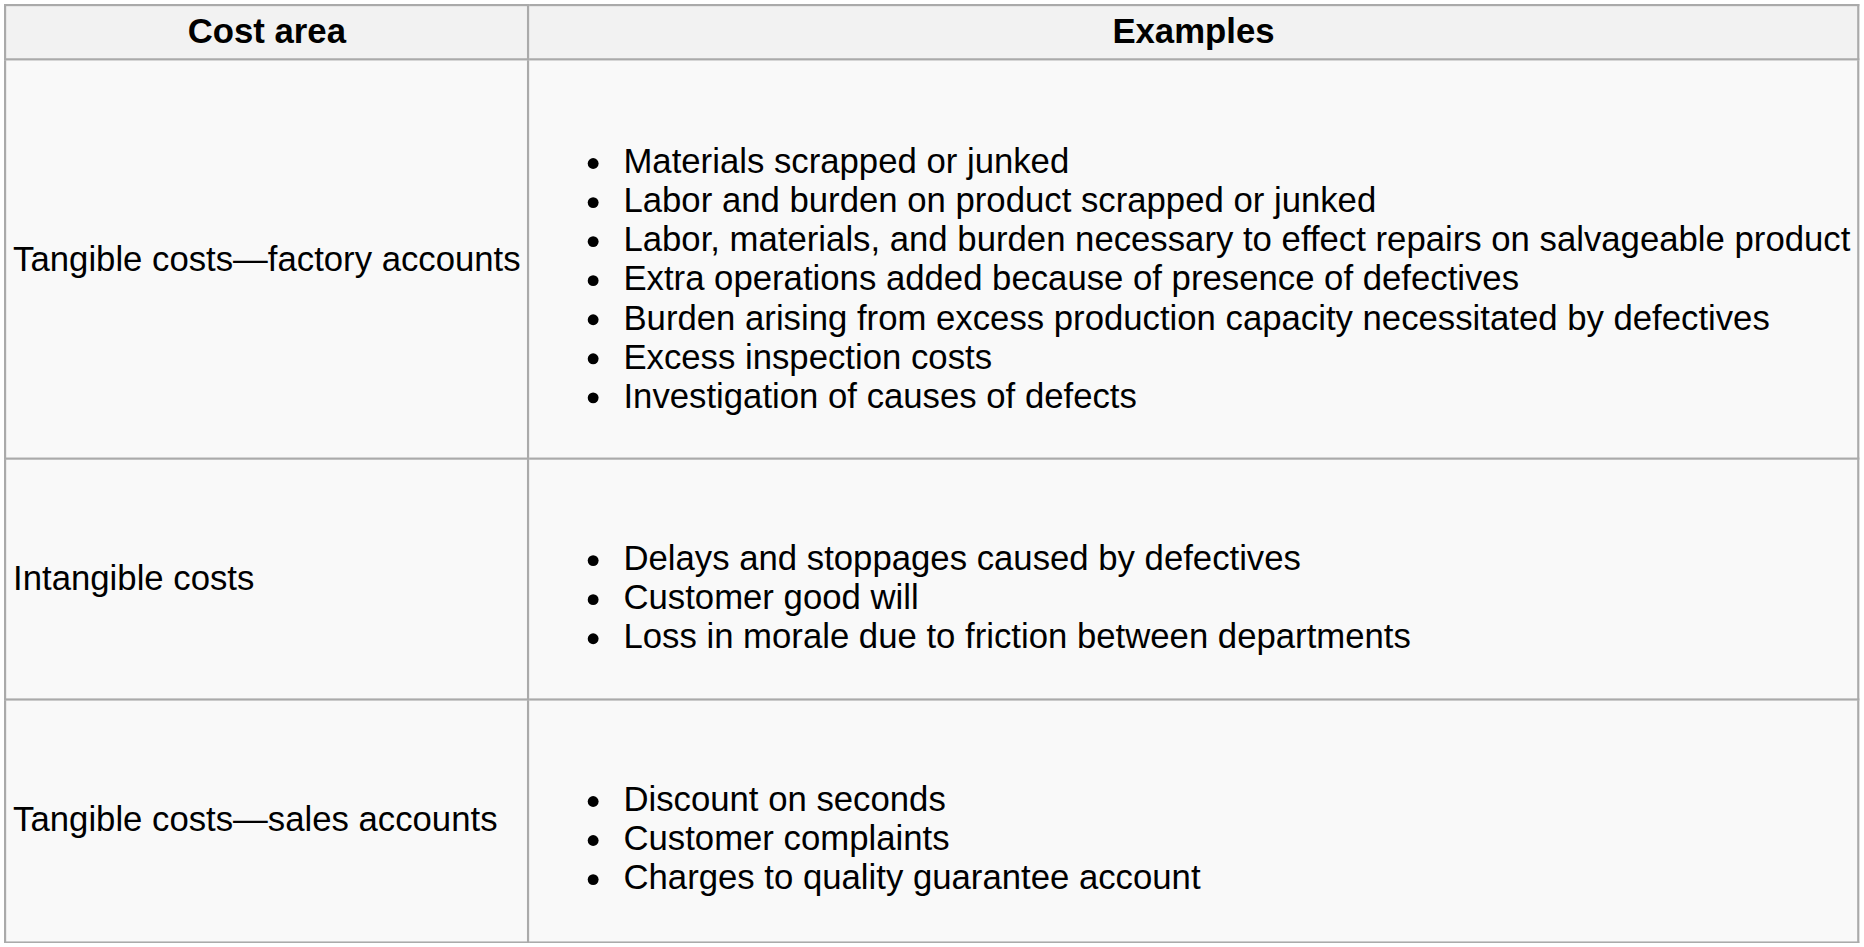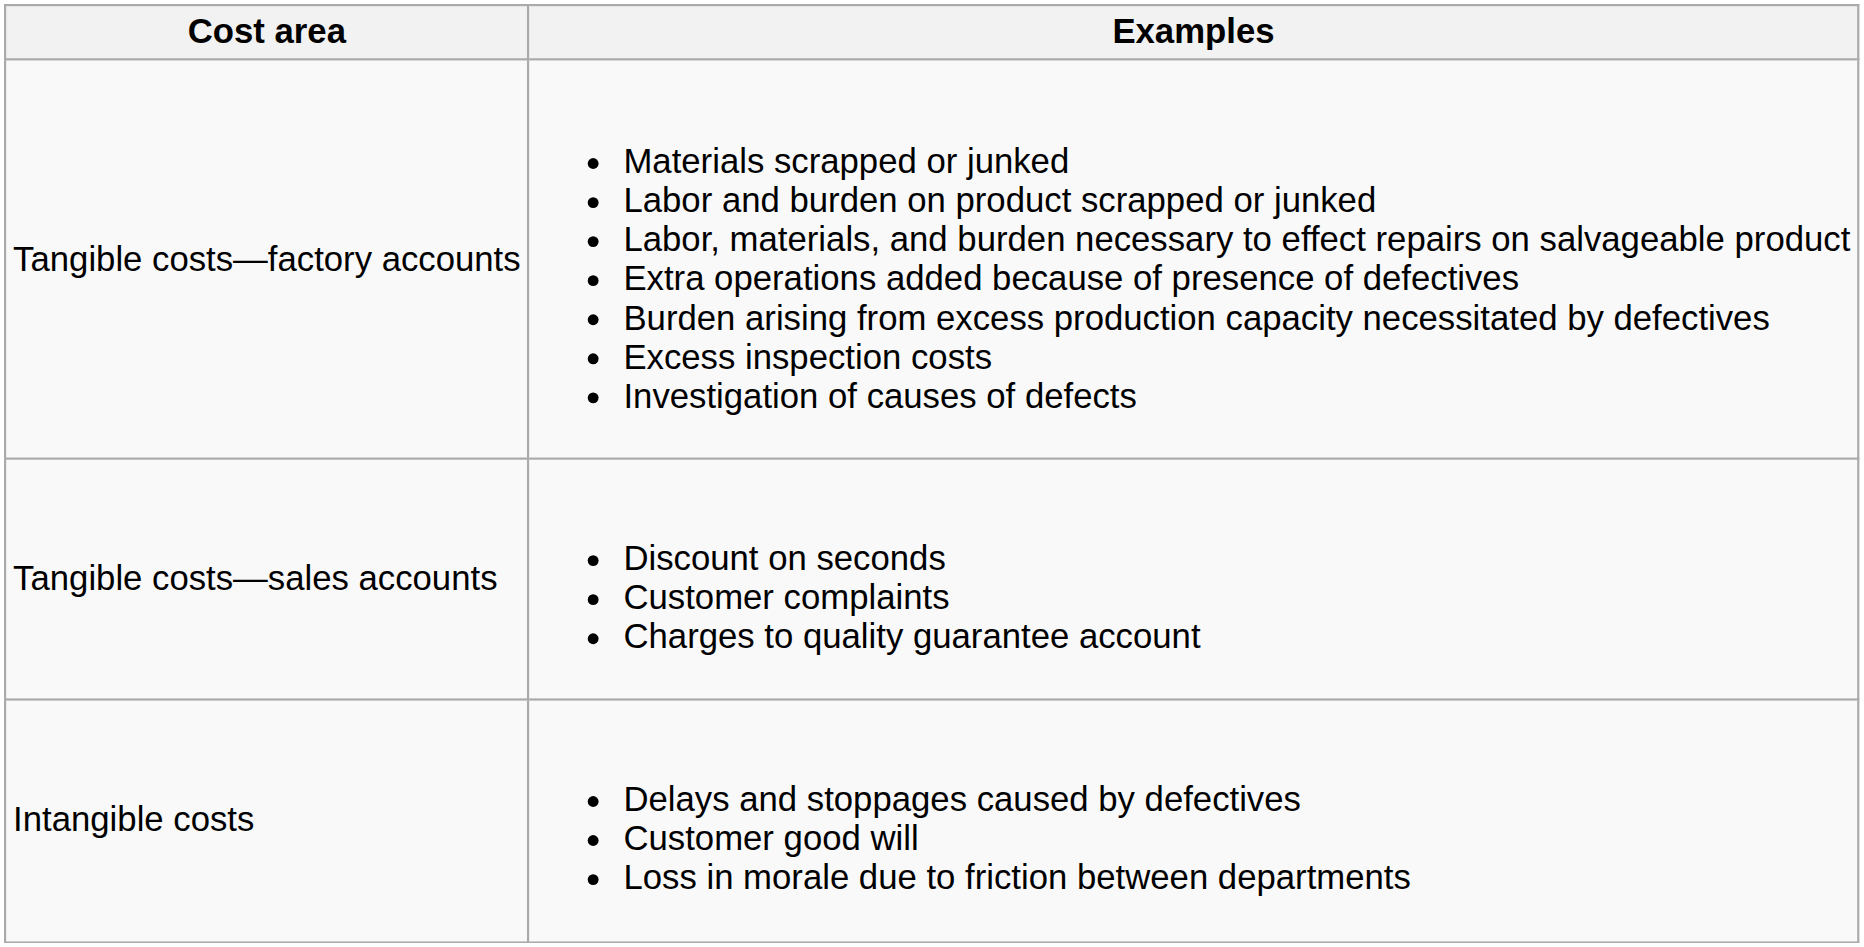rows swapped: (255, 820) <-> (134, 578)
